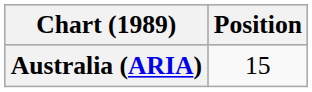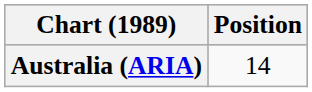(258, 65) 15 -> (258, 65) 14
